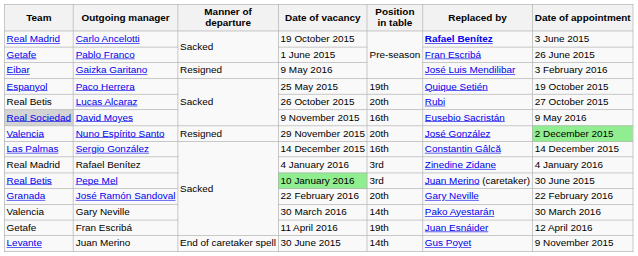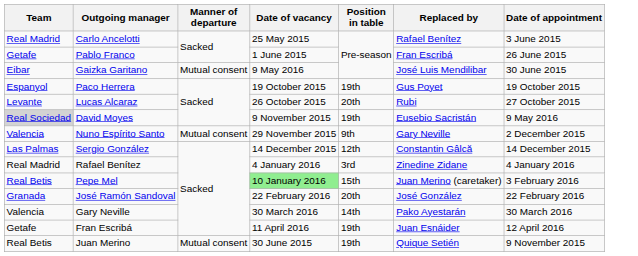(318, 39) 19 October 2015 -> (281, 39) 25 May 2015
(459, 39) bold -> (429, 39) normal
(201, 70) Resigned -> (214, 70) Mutual consent
(571, 70) 3 February 2016 -> (536, 70) 30 June 2015
(309, 86) 25 May 2015 -> (289, 86) 19 October 2015
(456, 86) Quique Setién -> (419, 86) Gus Poyet
(29, 102) Real Betis -> (24, 102) Levante
(379, 117) 16th -> (351, 117) 19th
(201, 133) Resigned -> (214, 133) Mutual consent
(379, 133) 20th -> (348, 133) 9th
(458, 133) José González -> (423, 133) Gary Neville
(574, 133) lightgreen background -> (545, 133) no background
(379, 149) 16th -> (351, 149) 12th
(377, 180) 3rd -> (351, 180) 15th
(565, 180) 30 June 2015 -> (542, 180) 3 February 2016
(452, 196) Gary Neville -> (429, 196) José González
(24, 243) Levante -> (29, 243) Real Betis
(228, 243) End of caretaker spell -> (214, 243) Mutual consent
(379, 243) 14th -> (351, 243) 19th
(448, 243) Gus Poyet -> (428, 243) Quique Setién
